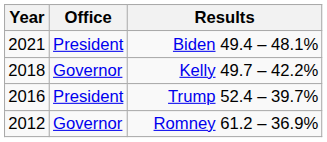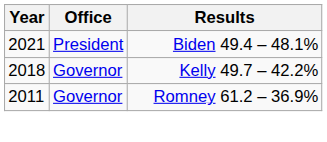- row: (243, 96)
(27, 123) 2012 -> (26, 96) 2011
